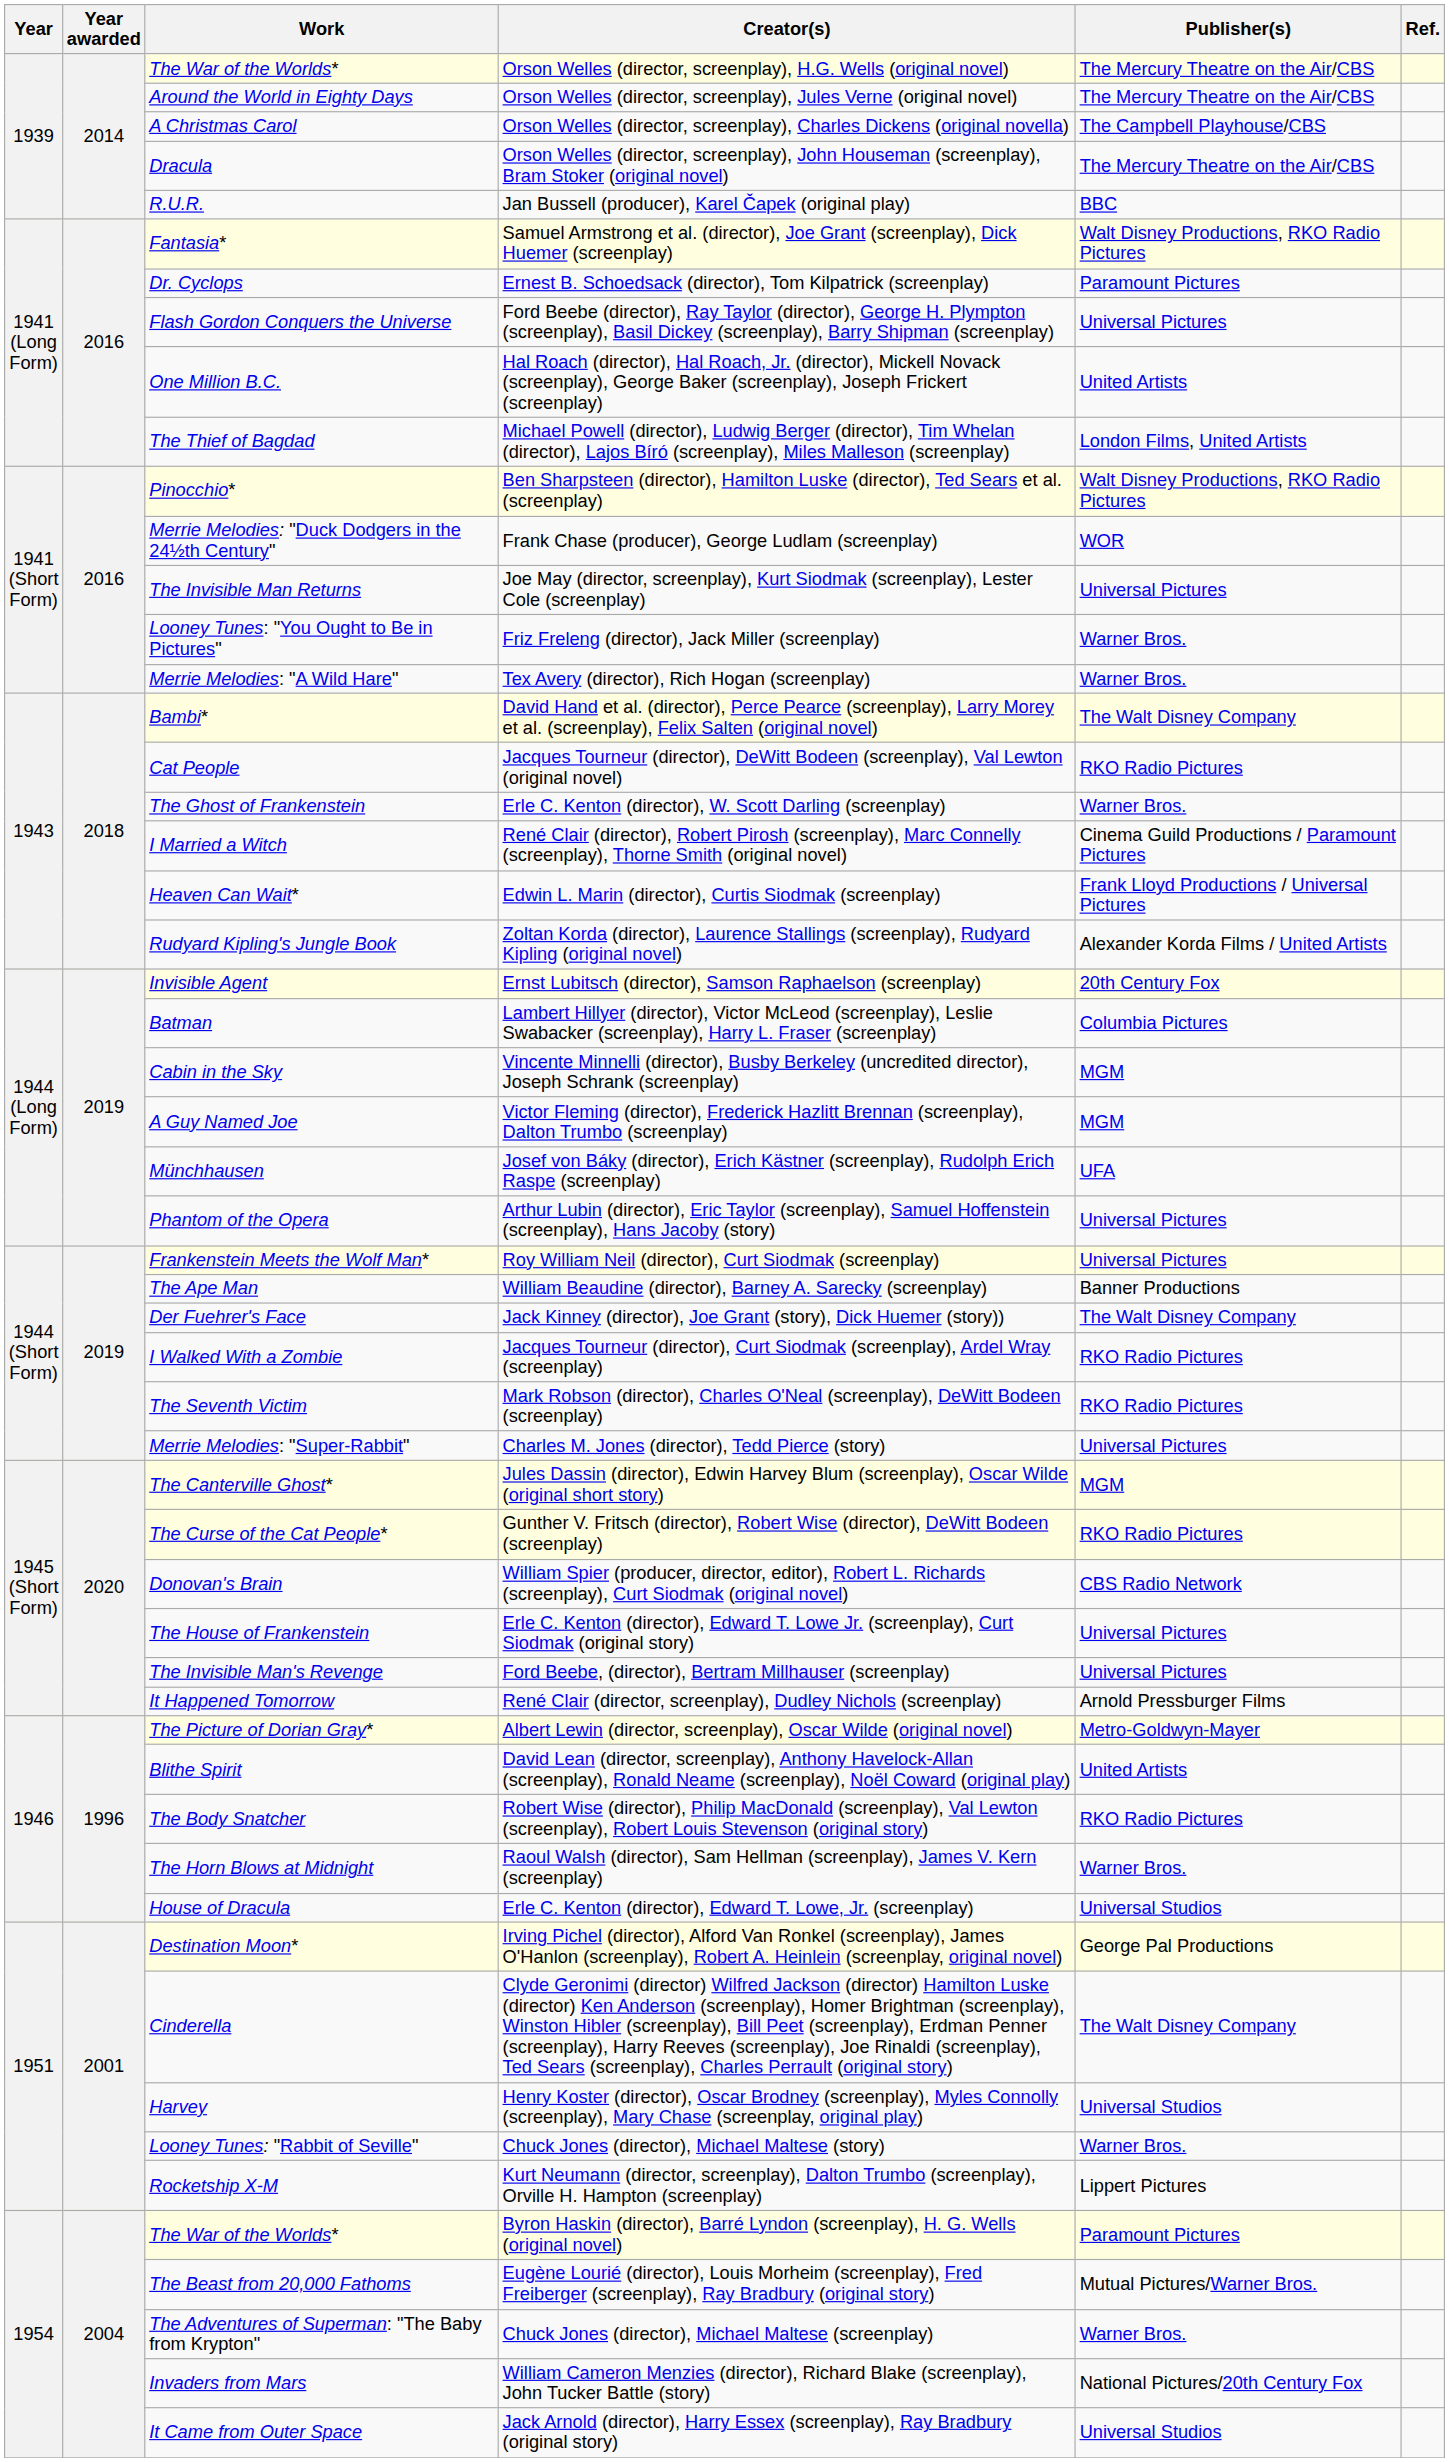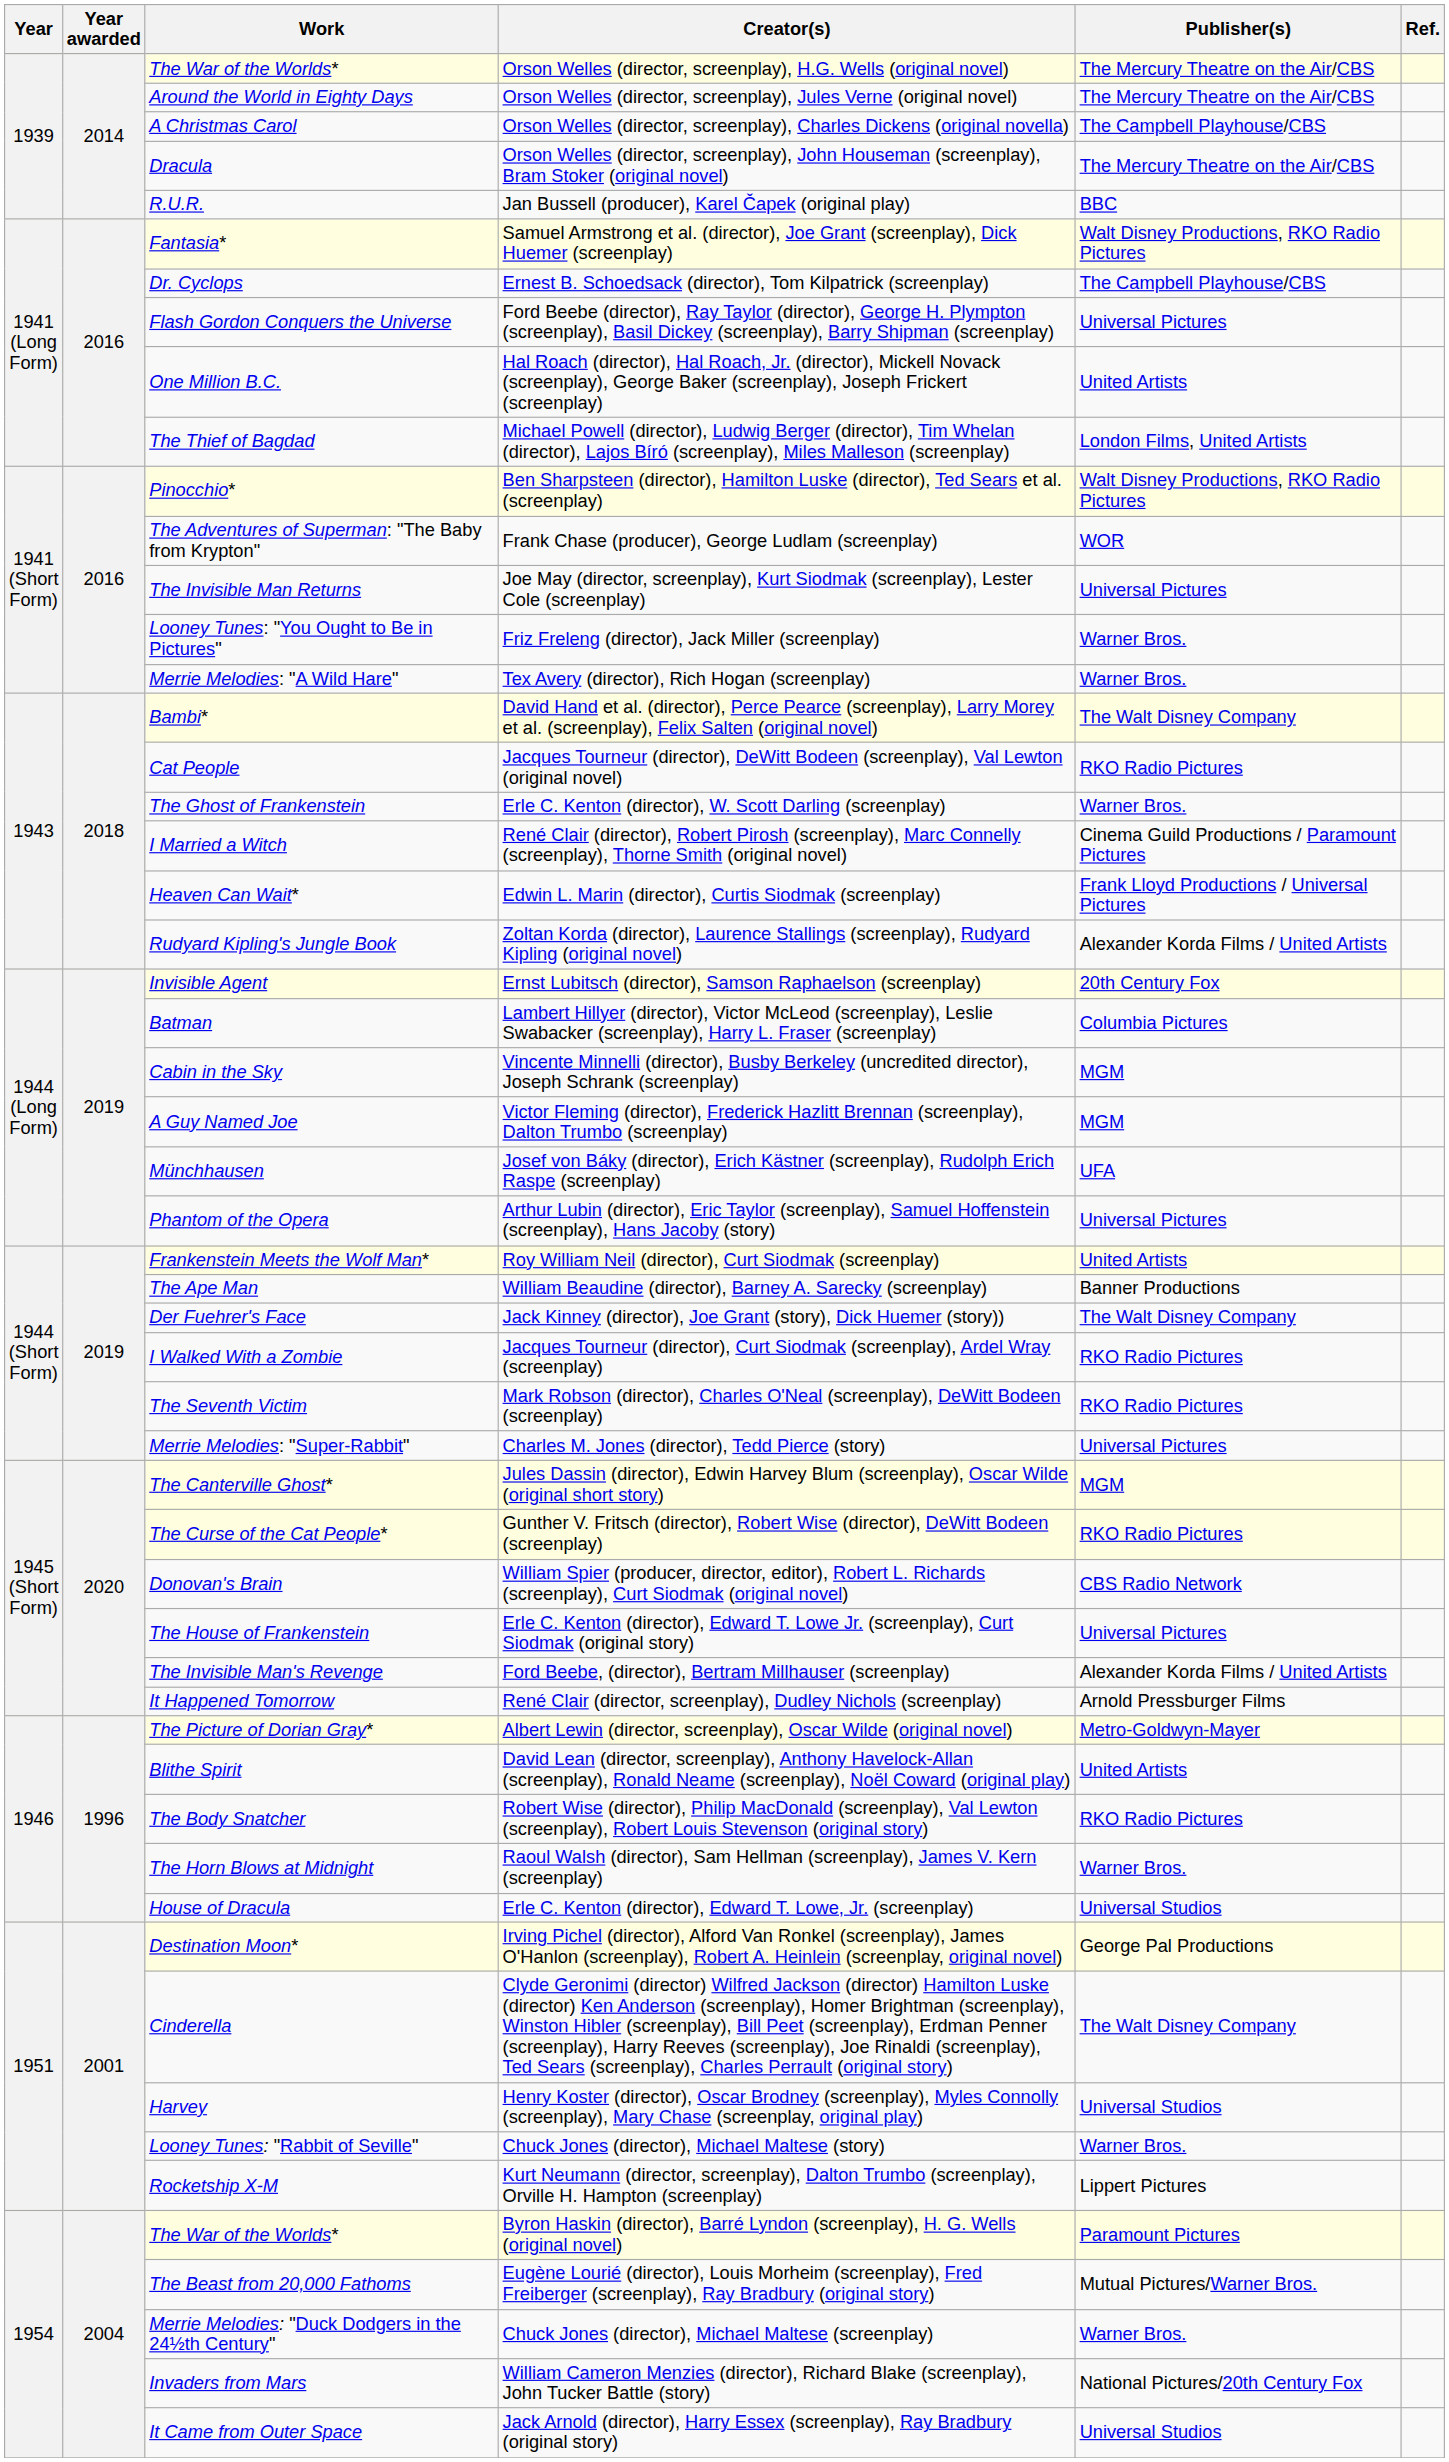(1160, 283) Paramount Pictures -> (1203, 283) The Campbell Playhouse/CBS
(305, 540) Merrie Melodies: "Duck Dodgers in the 24½th Century" -> (315, 540) The Adventures of Superman: "The Baby from Krypton"
(1153, 1259) Universal Pictures -> (1133, 1259) United Artists
(1153, 1672) Universal Pictures -> (1233, 1672) Alexander Korda Films / United Artists
(315, 2333) The Adventures of Superman: "The Baby from Krypton" -> (305, 2333) Merrie Melodies: "Duck Dodgers in the 24½th Century"
